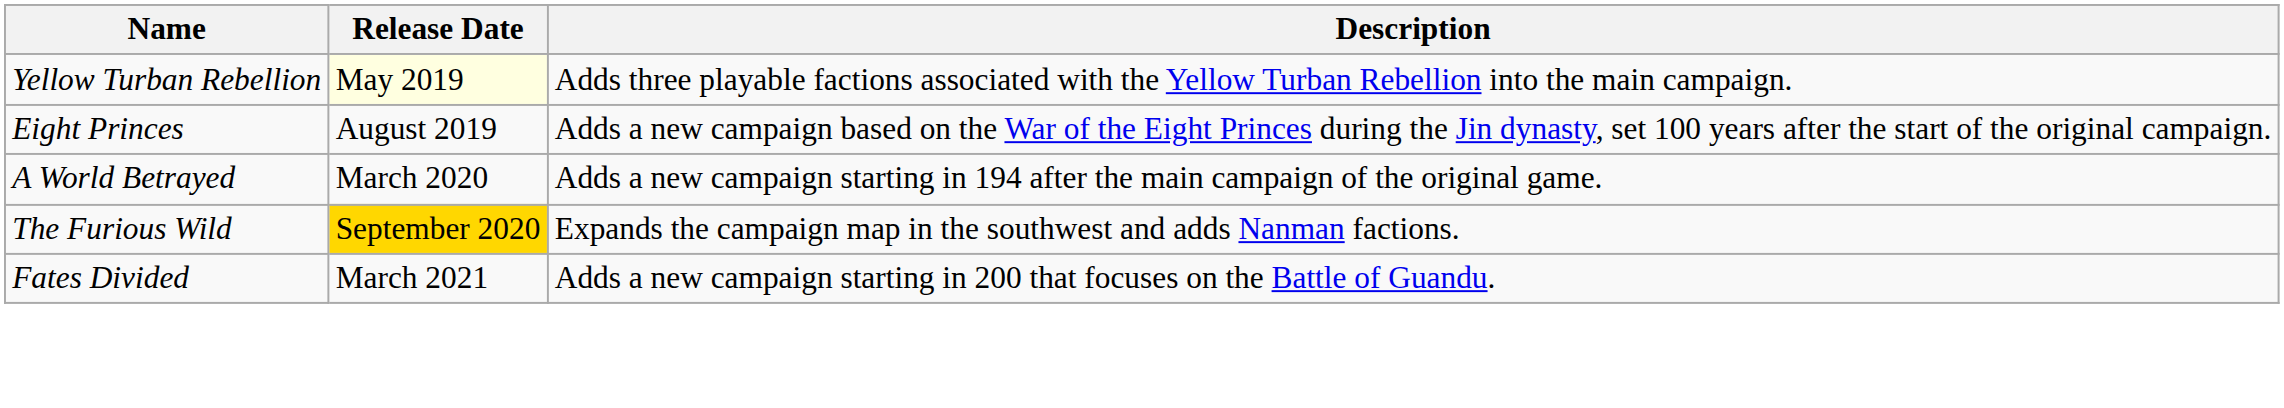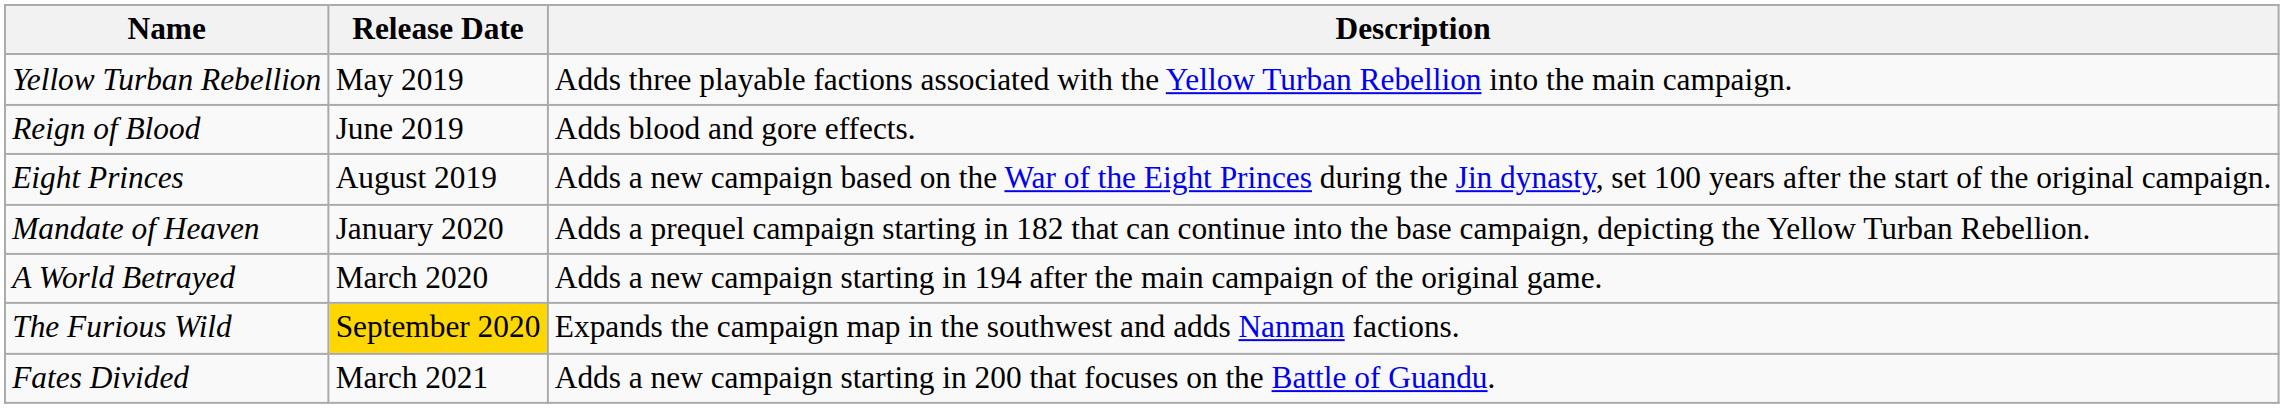(400, 79) lightyellow background -> (400, 79) no background
+ row: (106, 128)
+ row: (136, 228)
